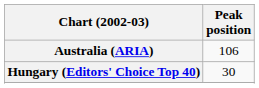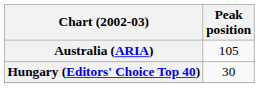(229, 51) 106 -> (229, 51) 105
